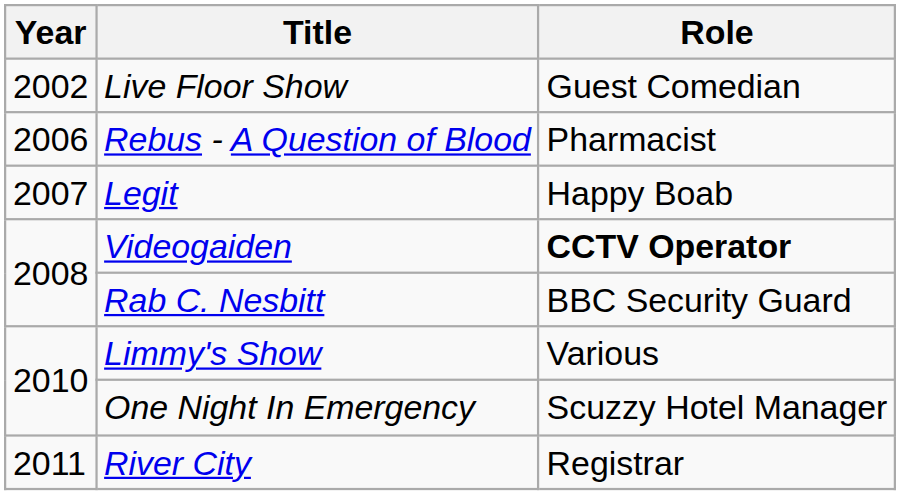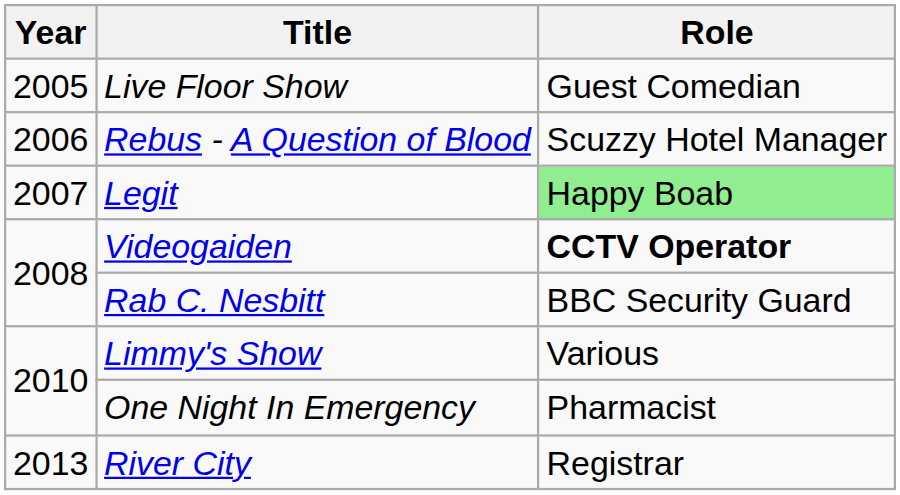(51, 86) 2002 -> (51, 86) 2005
(631, 139) Pharmacist -> (717, 139) Scuzzy Hotel Manager
(640, 193) no background -> (640, 193) lightgreen background
(717, 408) Scuzzy Hotel Manager -> (631, 408) Pharmacist
(49, 461) 2011 -> (51, 461) 2013
